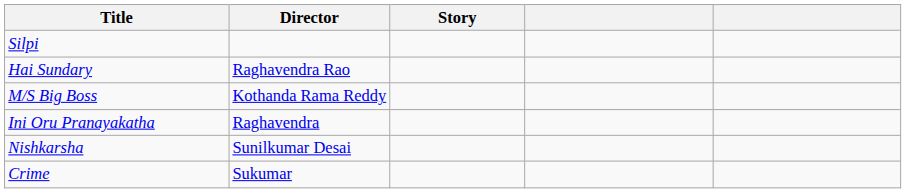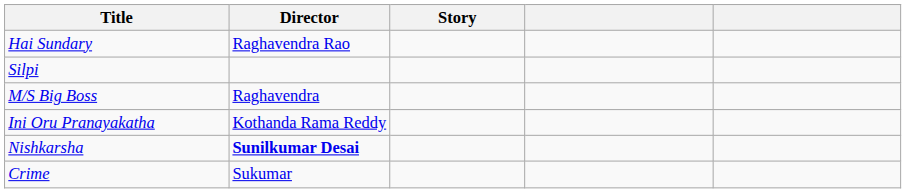rows swapped: (23, 43) <-> (50, 69)
(309, 95) Kothanda Rama Reddy -> (276, 95) Raghavendra
(276, 122) Raghavendra -> (309, 122) Kothanda Rama Reddy
(292, 148) normal -> (296, 148) bold
